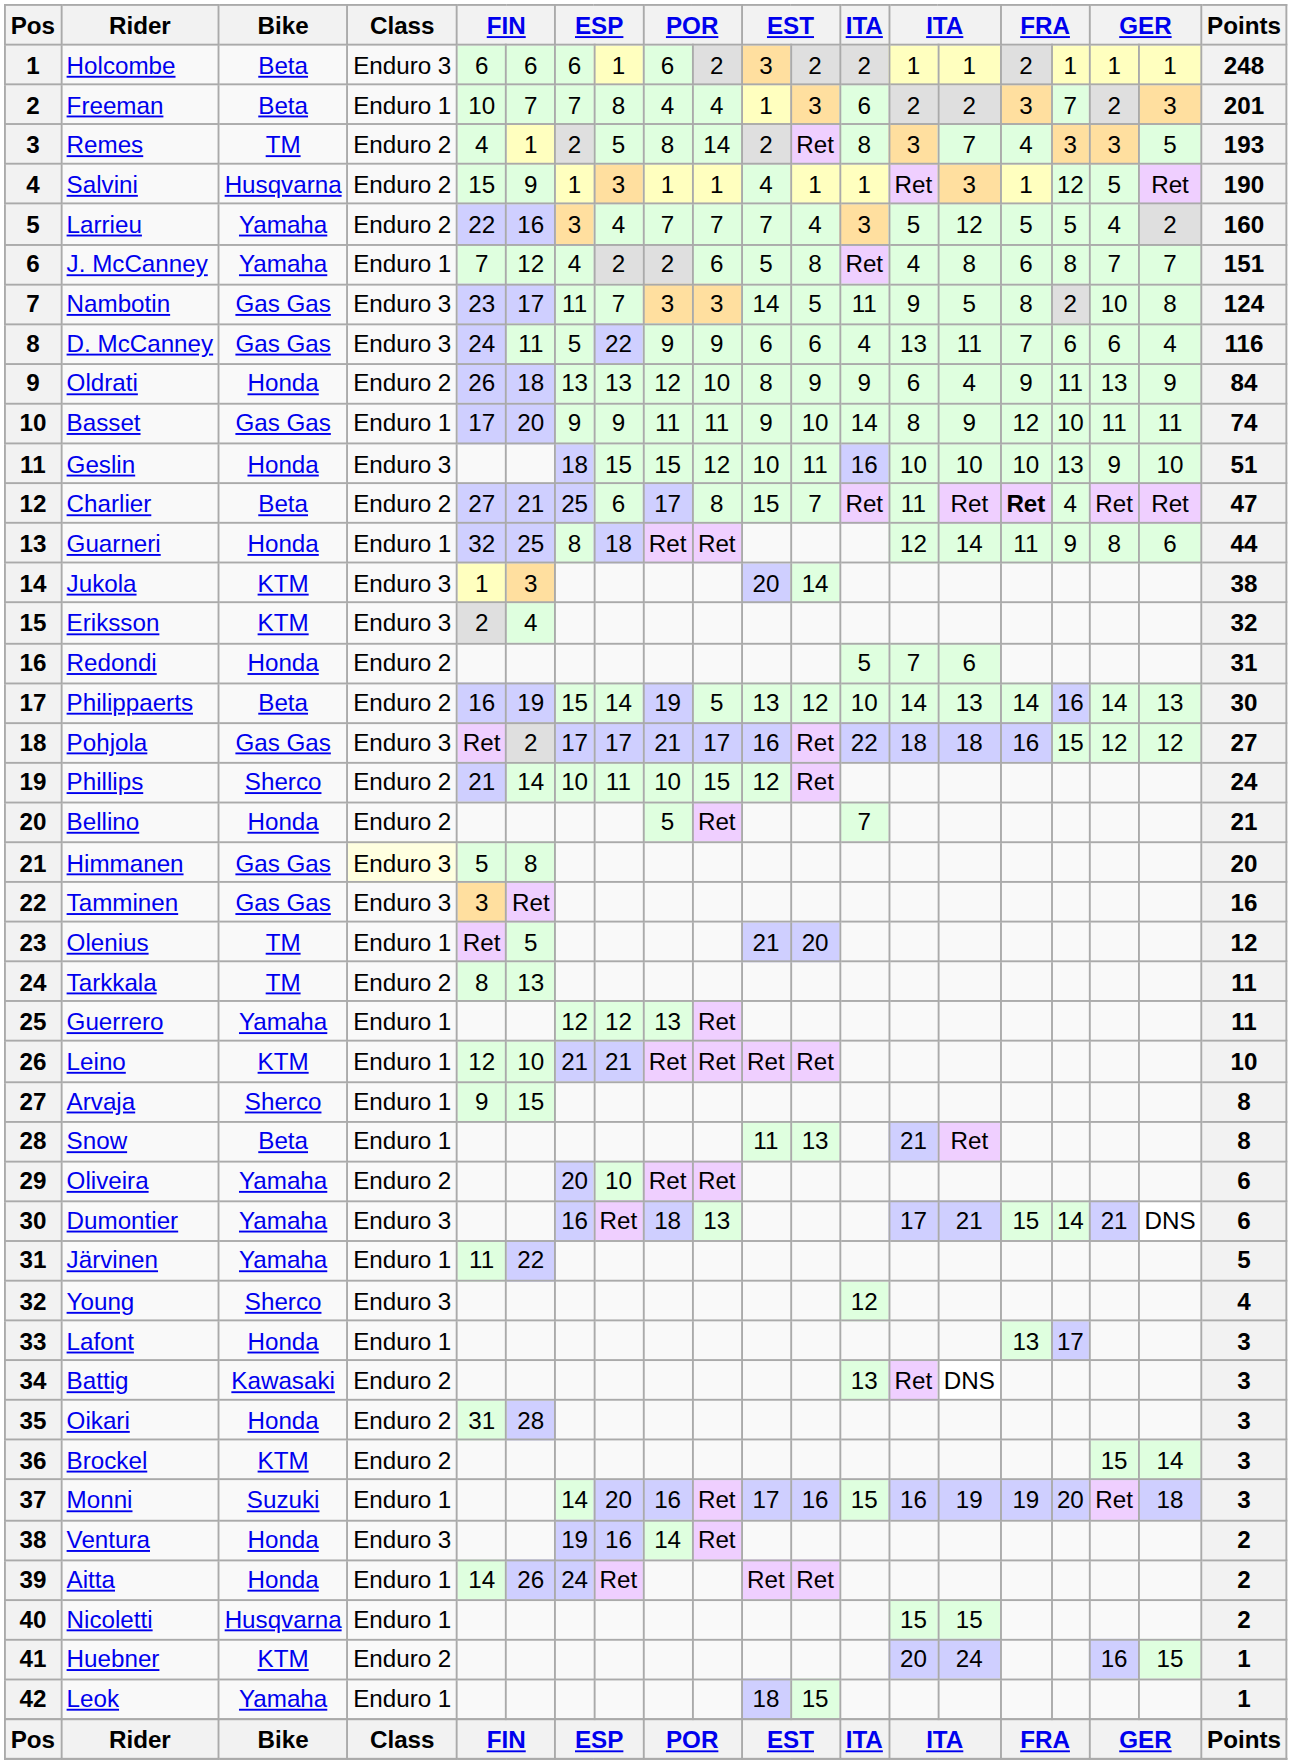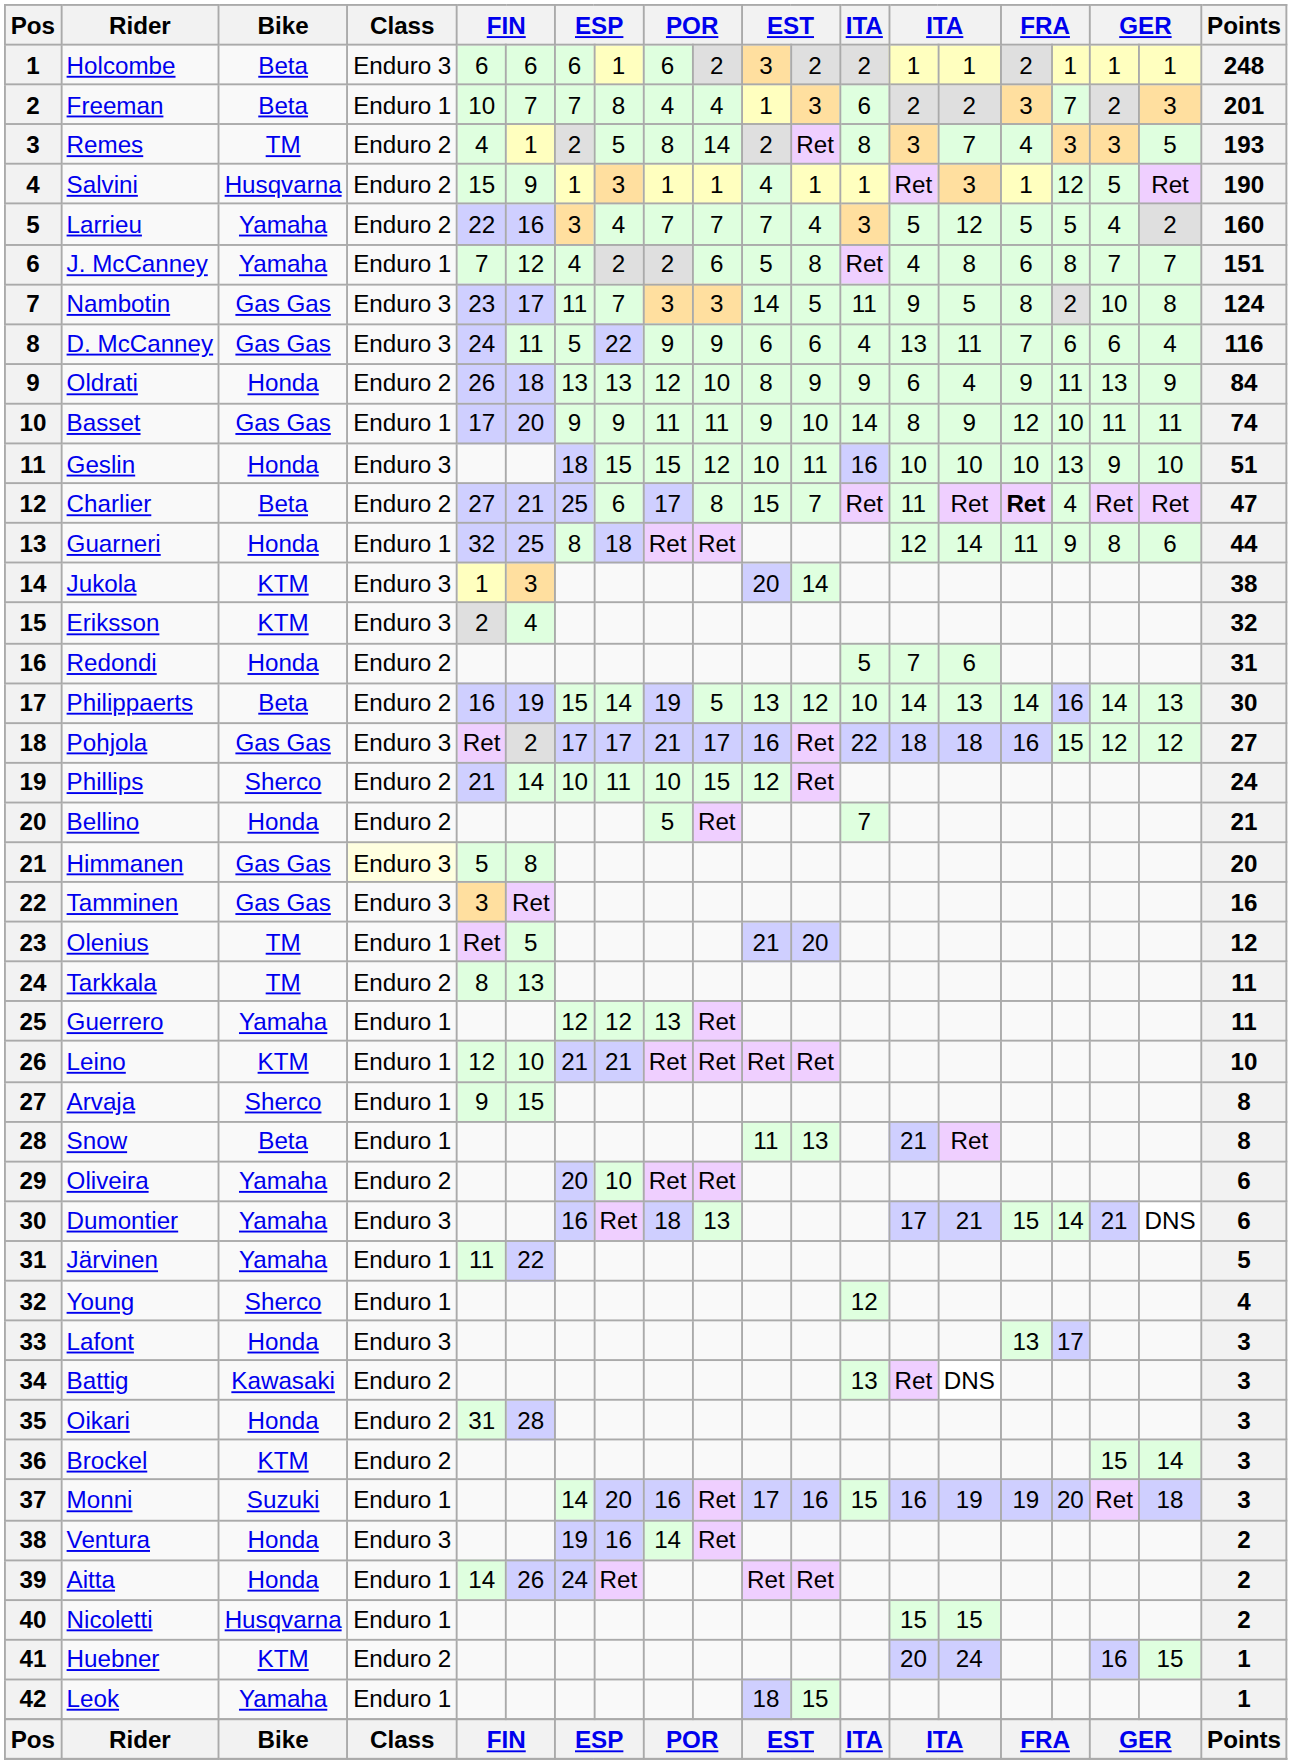(402, 1300) Enduro 3 -> (402, 1300) Enduro 1
(402, 1340) Enduro 1 -> (402, 1340) Enduro 3
